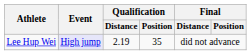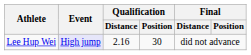(121, 42) 2.19 -> (121, 42) 2.16
(157, 42) 35 -> (157, 42) 30
